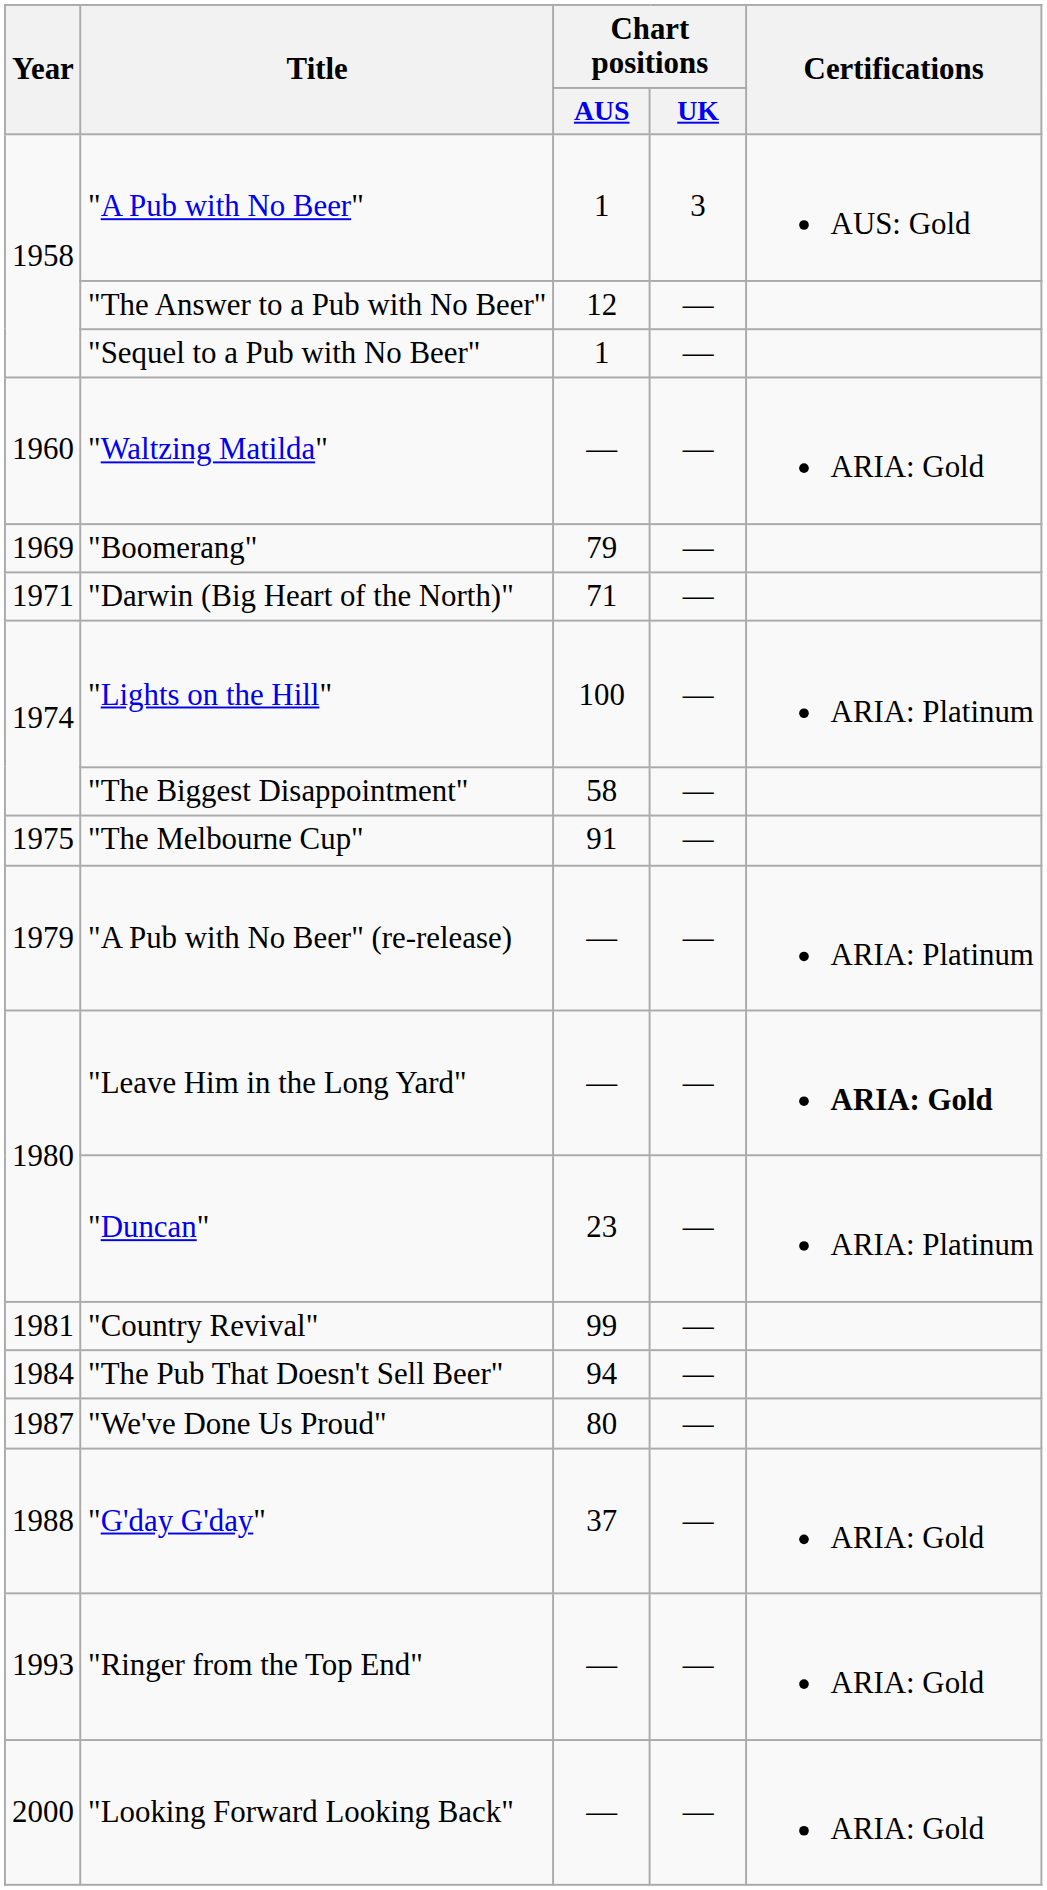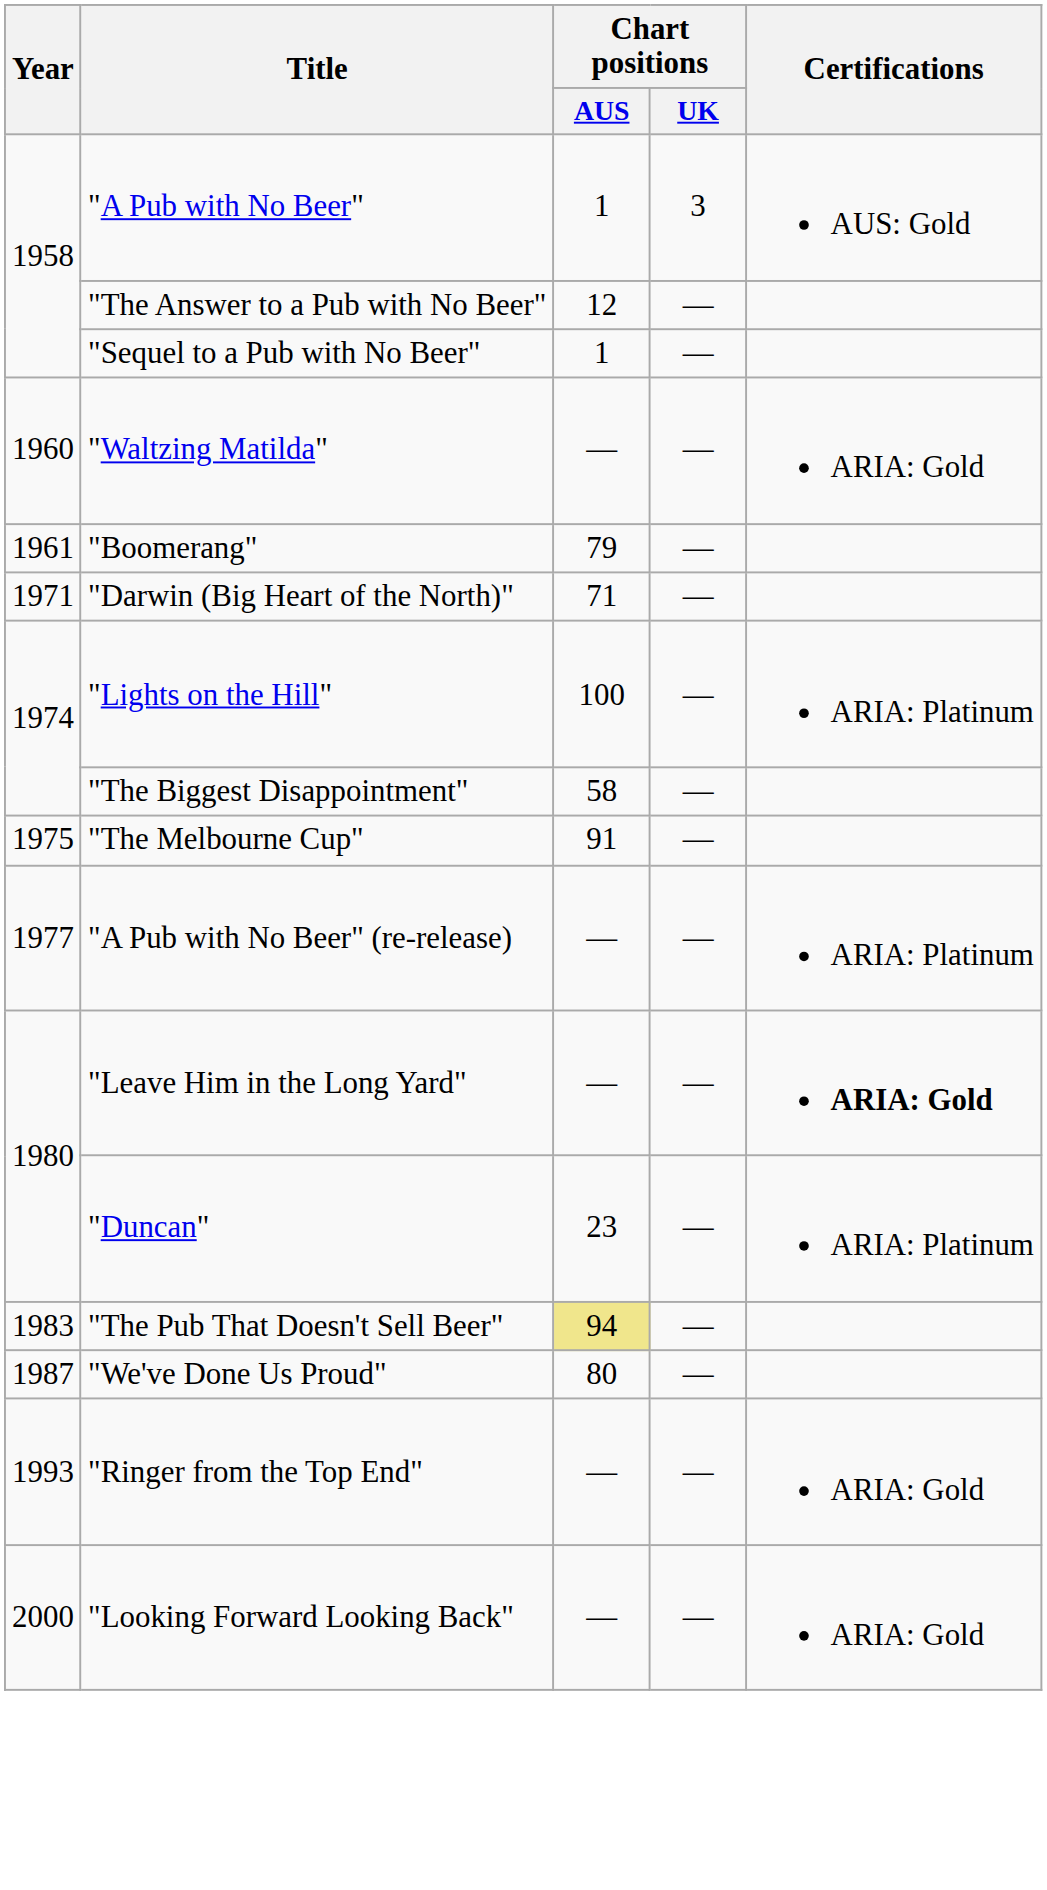(43, 547) 1969 -> (43, 547) 1961
(43, 937) 1979 -> (43, 937) 1977
- row: (203, 1325)
(43, 1374) 1984 -> (43, 1325) 1983
(602, 1374) no background -> (602, 1325) khaki background
- row: (177, 1520)
